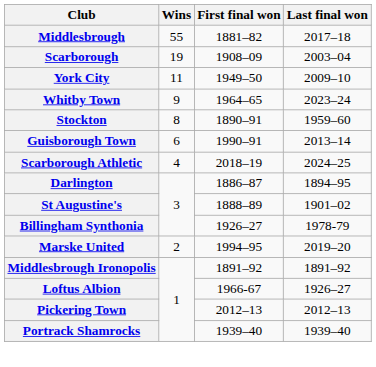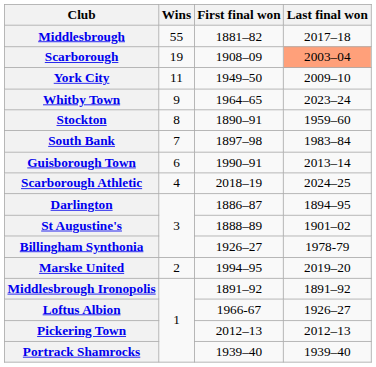(327, 57) no background -> (327, 57) lightsalmon background
+ row: (82, 141)
